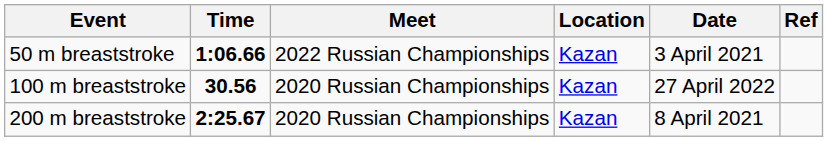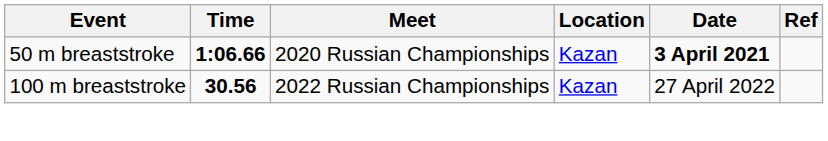(412, 53) 2022 Russian Championships -> (412, 53) 2020 Russian Championships
(709, 53) normal -> (712, 53) bold
(412, 86) 2020 Russian Championships -> (412, 86) 2022 Russian Championships
- row: (98, 119)
